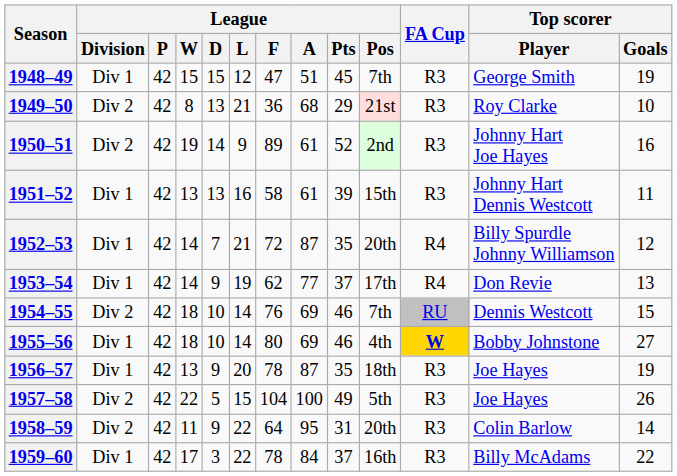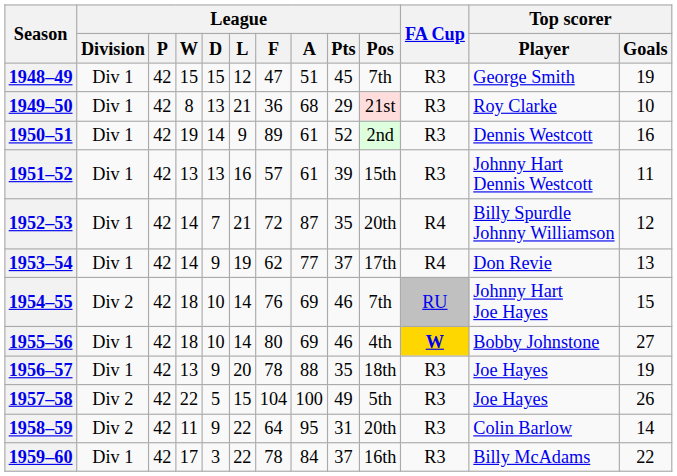(113, 106) Div 2 -> (113, 106) Div 1
(113, 145) Div 2 -> (113, 135) Div 1
(518, 145) Johnny Hart Joe Hayes -> (533, 135) Dennis Westcott
(273, 194) 58 -> (273, 174) 57
(533, 312) Dennis Westcott -> (518, 302) Johnny Hart Joe Hayes
(309, 370) 87 -> (309, 370) 88
